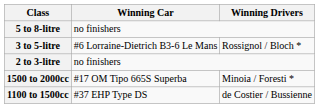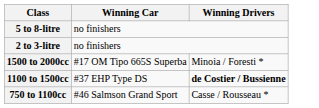- row: (38, 46)
(267, 95) normal -> (239, 79) bold
+ row: (38, 95)
